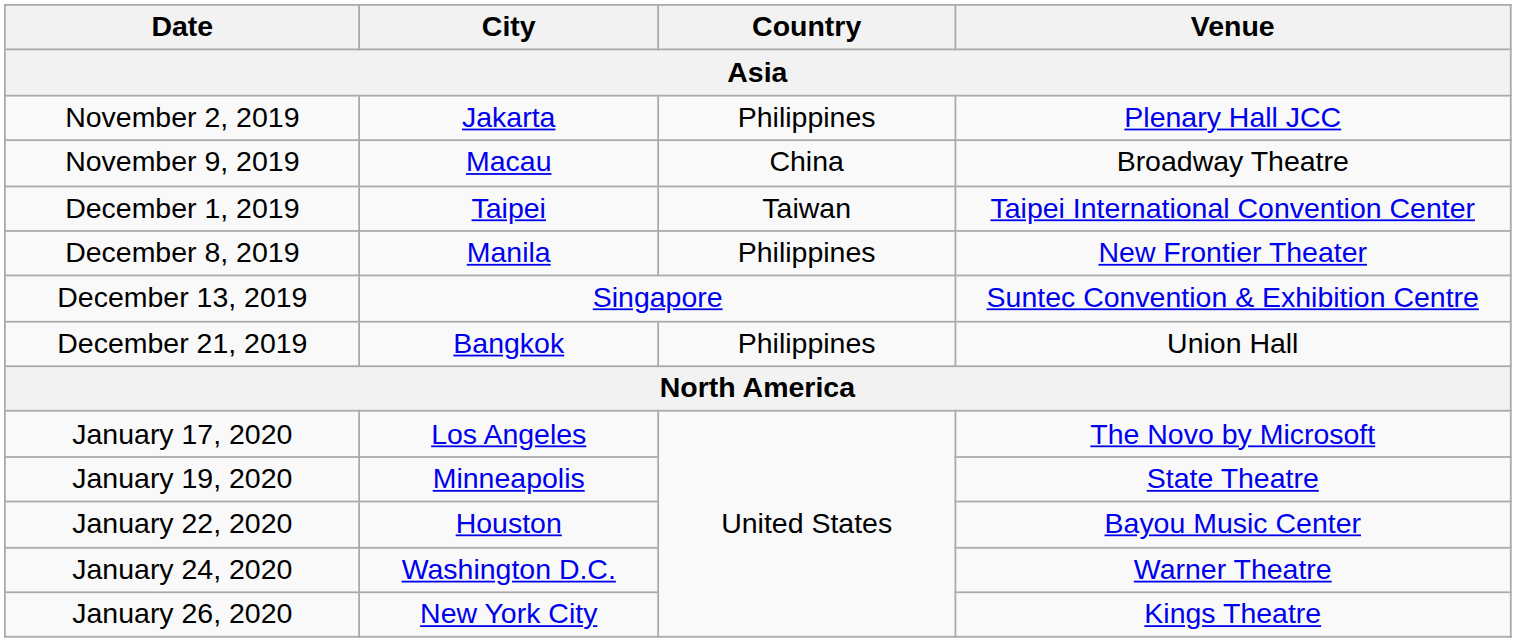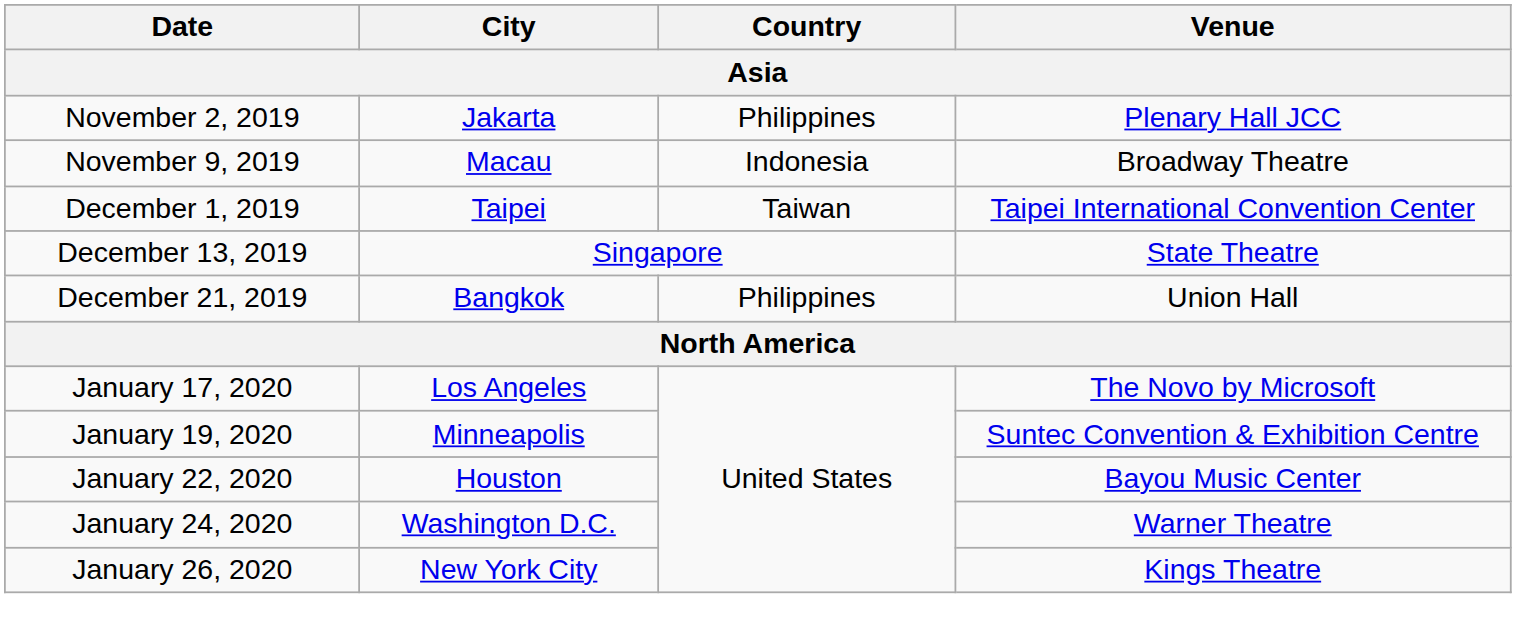(807, 162) China -> (807, 162) Indonesia
- row: (182, 252)
(1233, 298) Suntec Convention & Exhibition Centre -> (1233, 252) State Theatre
(1233, 478) State Theatre -> (1233, 433) Suntec Convention & Exhibition Centre
